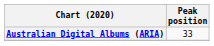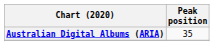(188, 34) 33 -> (188, 34) 35
